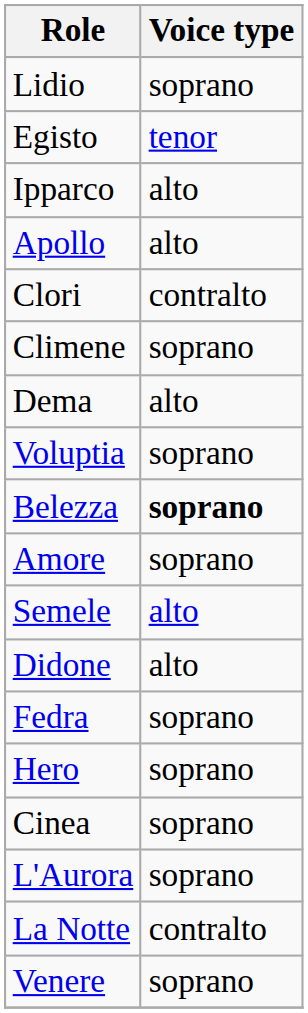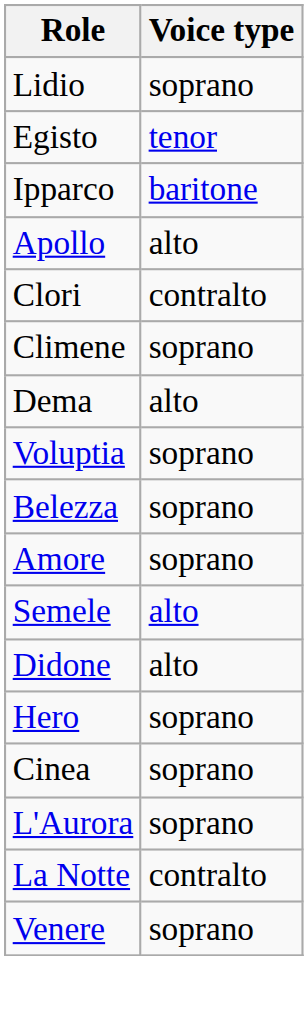(174, 189) alto -> (203, 189) baritone
(206, 505) bold -> (201, 505) normal
- row: (51, 717)
